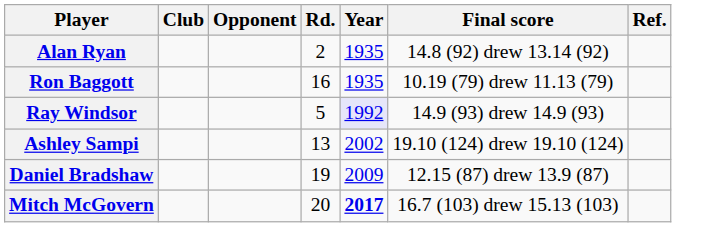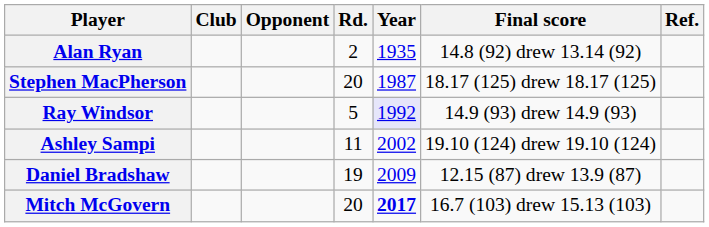- row: (81, 81)
+ row: (98, 81)
(320, 143) 13 -> (353, 143) 11
